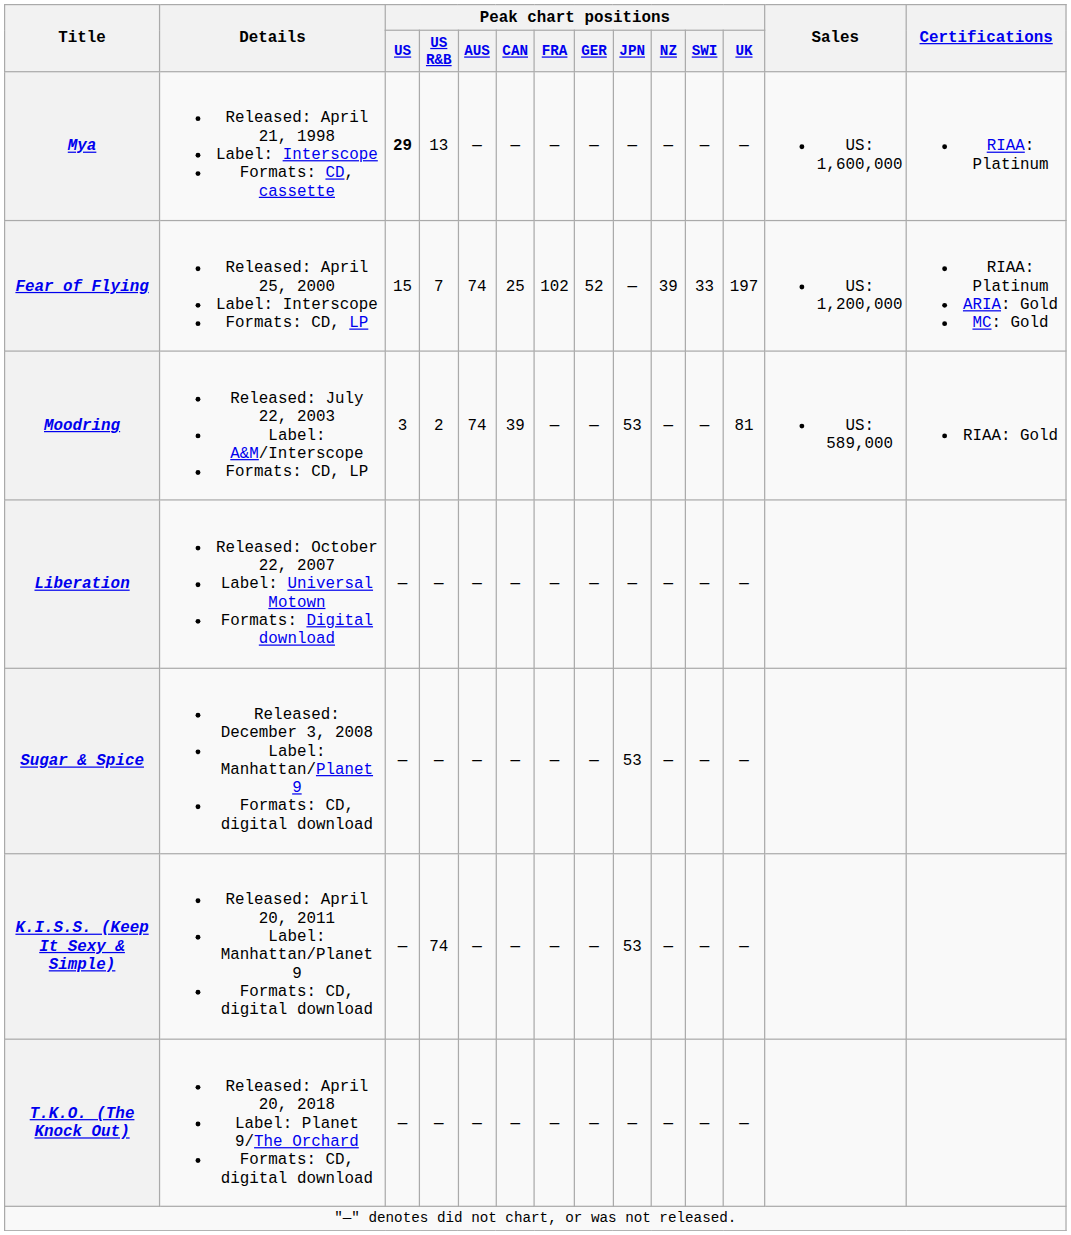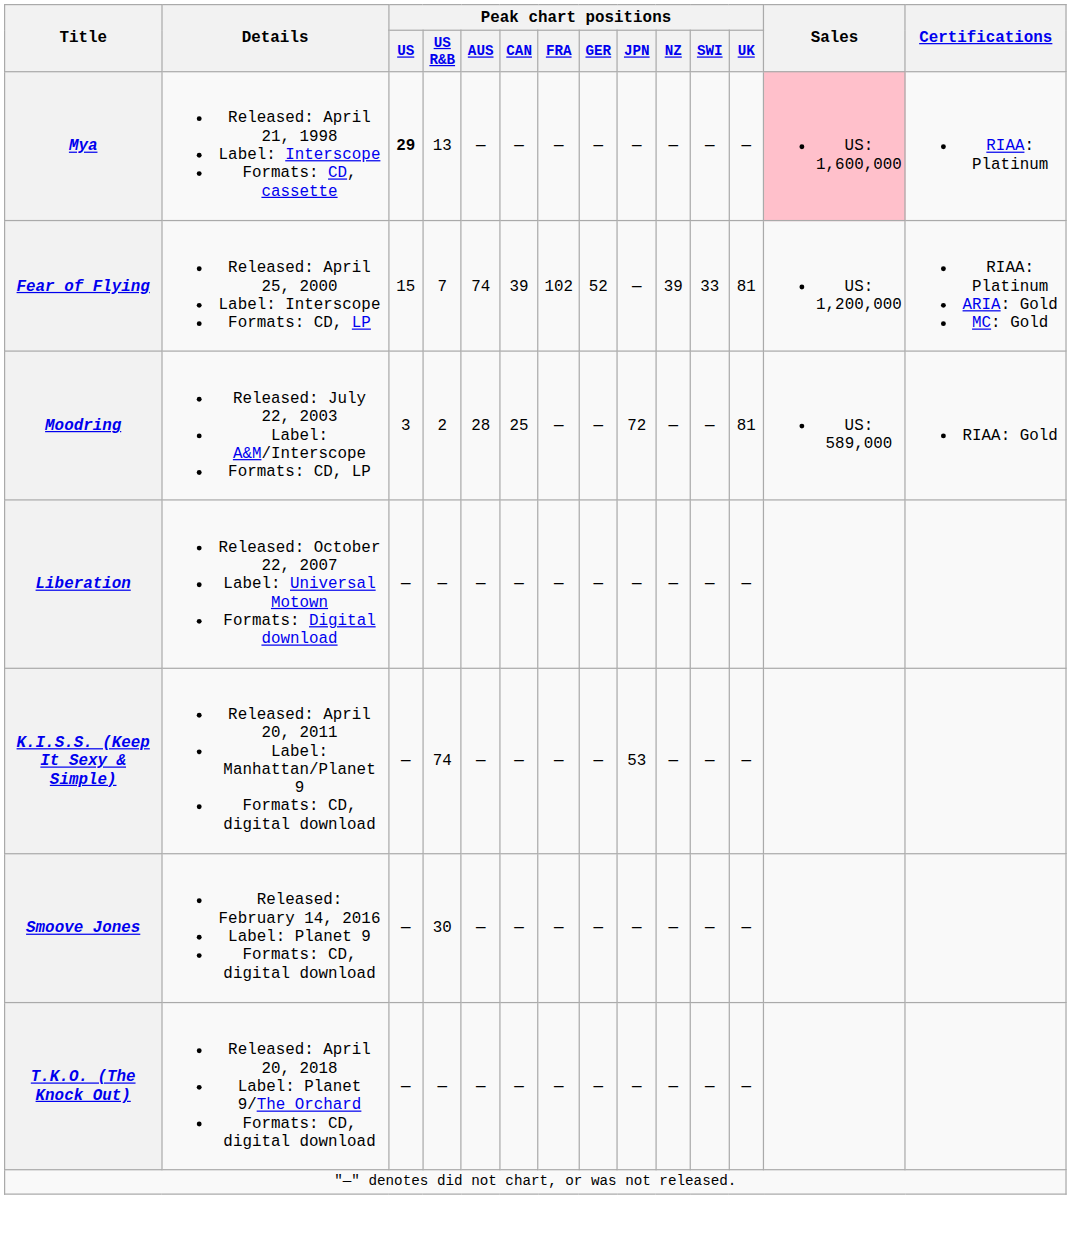(835, 155) no background -> (835, 155) pink background
(515, 286) 25 -> (519, 286) 39
(744, 286) 197 -> (746, 286) 81
(477, 426) 74 -> (481, 426) 28
(515, 426) 39 -> (519, 426) 25
(632, 426) 53 -> (637, 426) 72
- row: (82, 761)
+ row: (83, 928)
